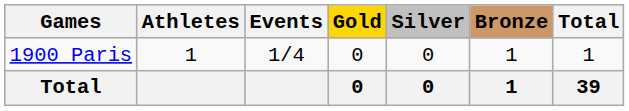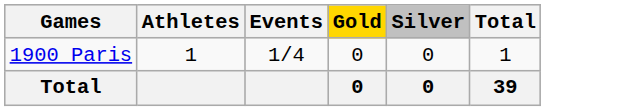- column: (511, 21)
